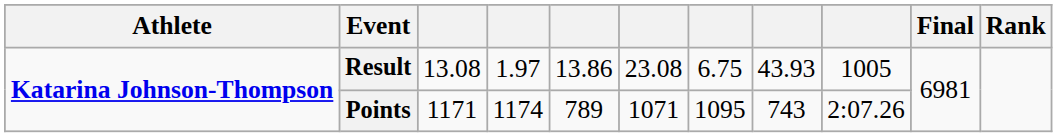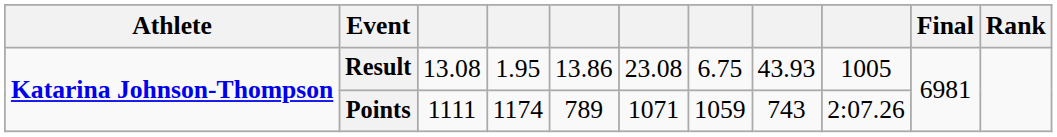(518, 68) 1.97 -> (518, 68) 1.95
(452, 110) 1171 -> (452, 110) 1111
(720, 110) 1095 -> (720, 110) 1059
